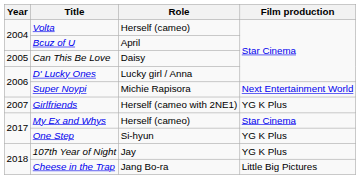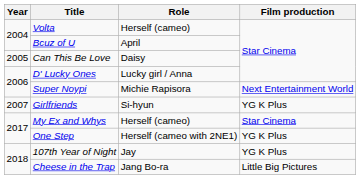(179, 105) Herself (cameo with 2NE1) -> (137, 105) Si-hyun
(137, 136) Si-hyun -> (179, 136) Herself (cameo with 2NE1)
